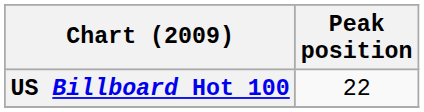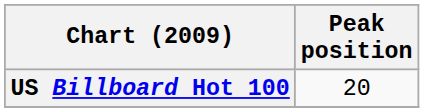(357, 89) 22 -> (357, 89) 20
